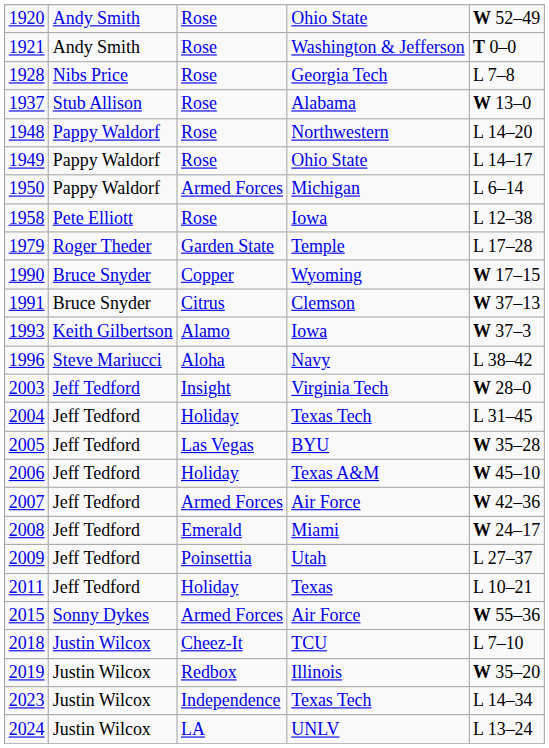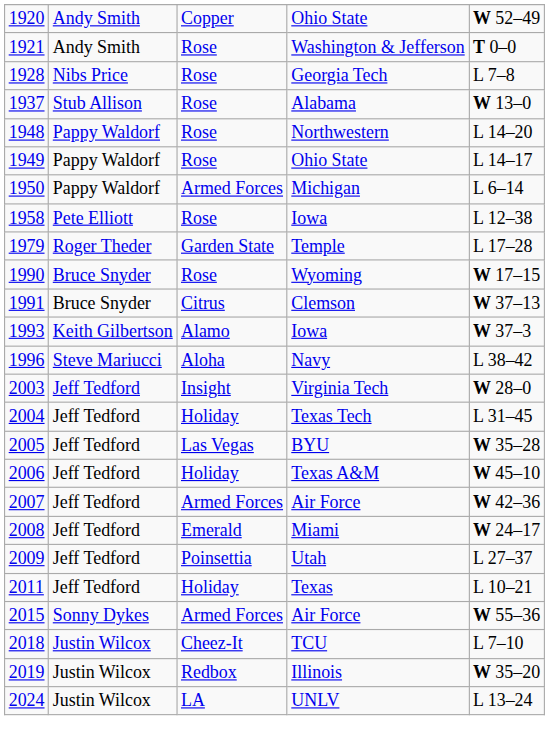(199, 18) Rose -> (207, 18) Copper
(207, 274) Copper -> (199, 274) Rose
- row: (27, 700)
